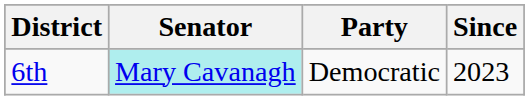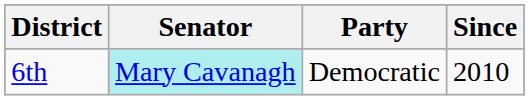(481, 71) 2023 -> (481, 71) 2010
